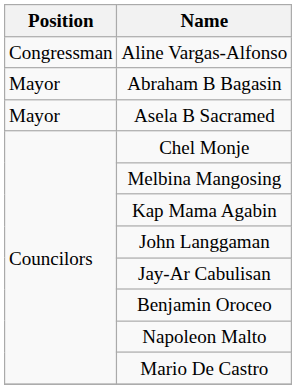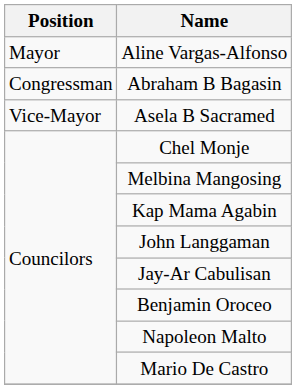(61, 52) Congressman -> (34, 52) Mayor
(34, 84) Mayor -> (61, 84) Congressman
(34, 115) Mayor -> (55, 115) Vice-Mayor
